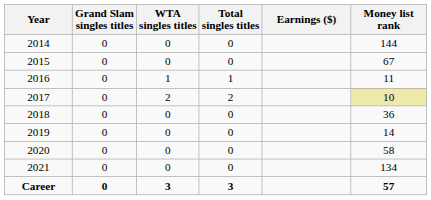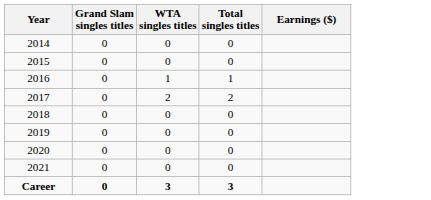- column: (389, 19)
